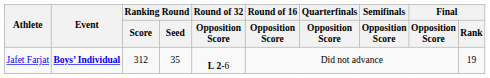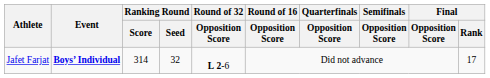(141, 60) 312 -> (141, 60) 314
(175, 60) 35 -> (175, 60) 32
(471, 60) 19 -> (471, 60) 17
